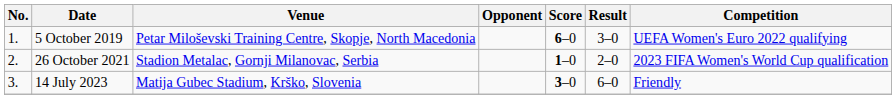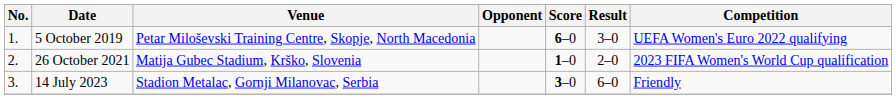(257, 60) Stadion Metalac, Gornji Milanovac, Serbia -> (249, 60) Matija Gubec Stadium, Krško, Slovenia
(249, 82) Matija Gubec Stadium, Krško, Slovenia -> (257, 82) Stadion Metalac, Gornji Milanovac, Serbia
